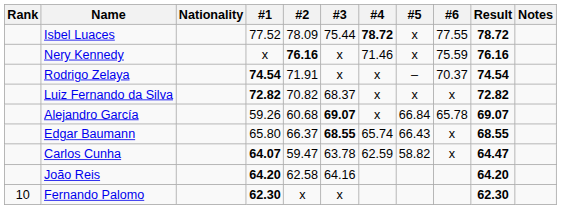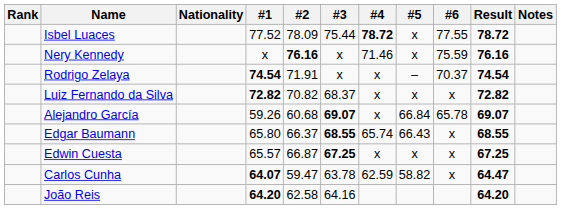+ row: (83, 154)
- row: (94, 194)
